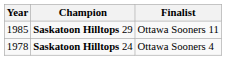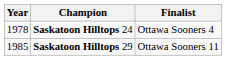rows swapped: (83, 47) <-> (83, 30)
